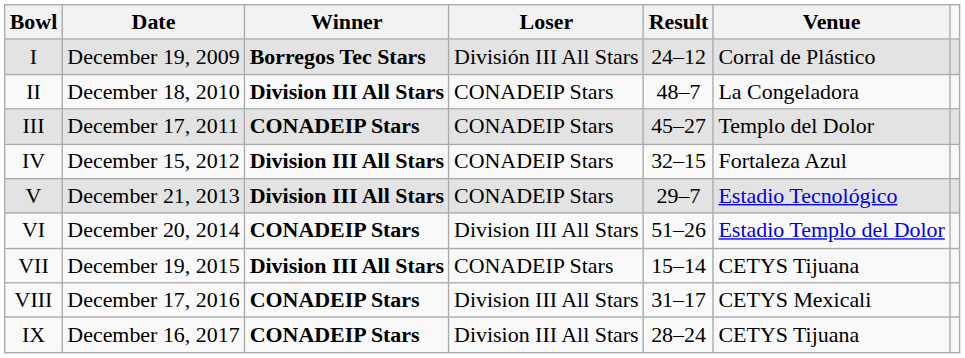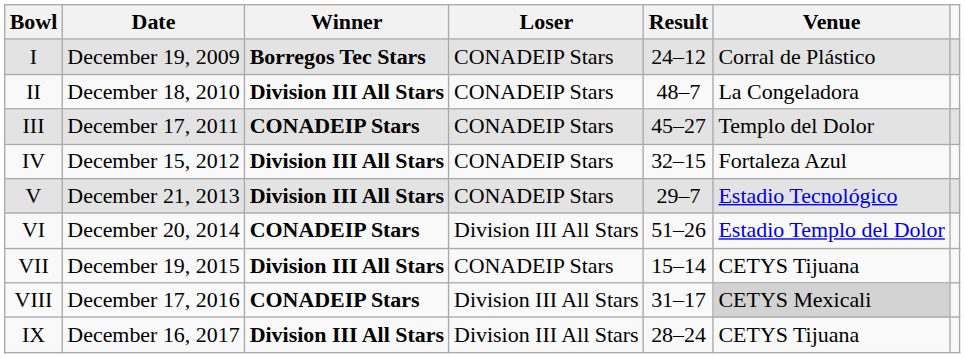(546, 56) División III All Stars -> (534, 56) CONADEIP Stars
(795, 299) no background -> (795, 299) lightgrey background
(335, 334) CONADEIP Stars -> (347, 334) Division III All Stars
